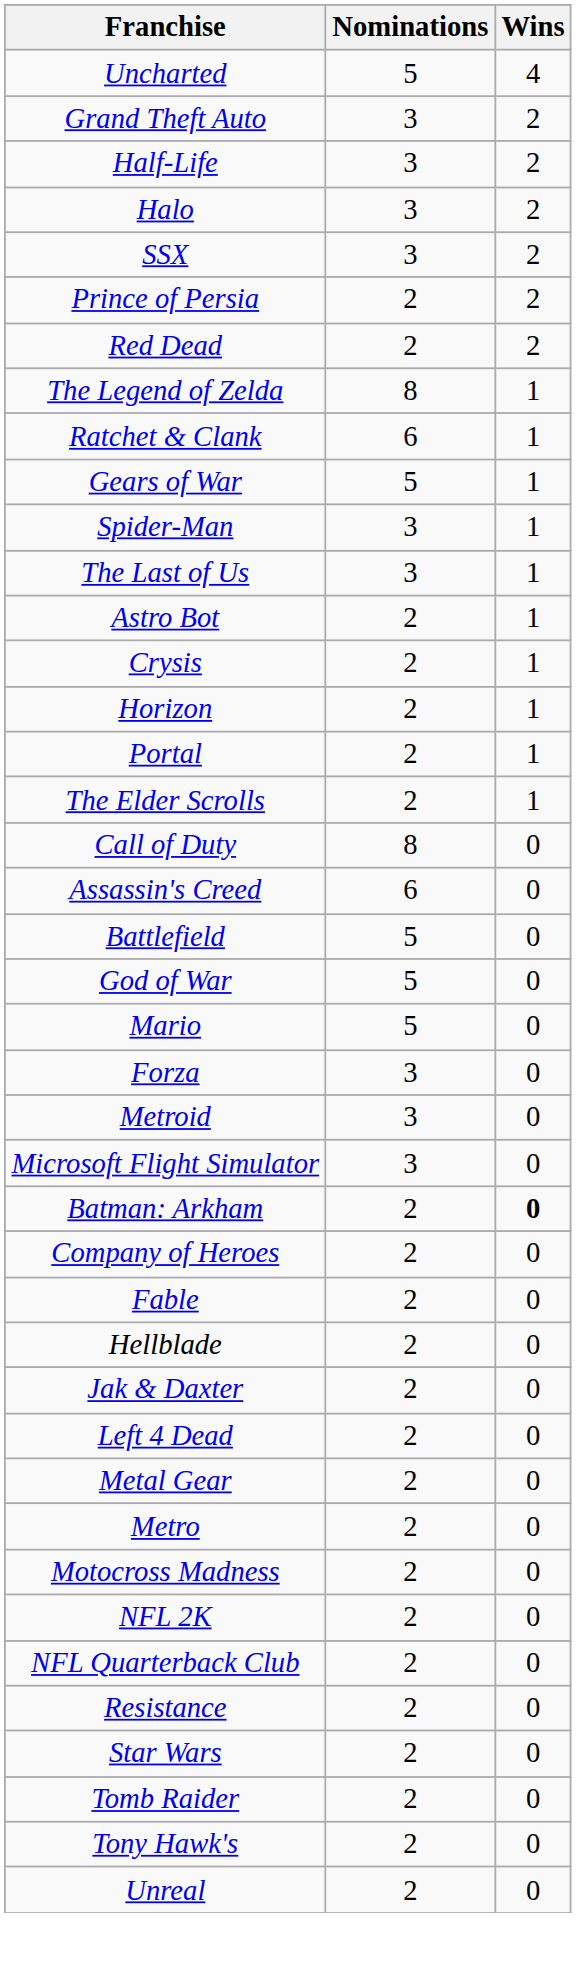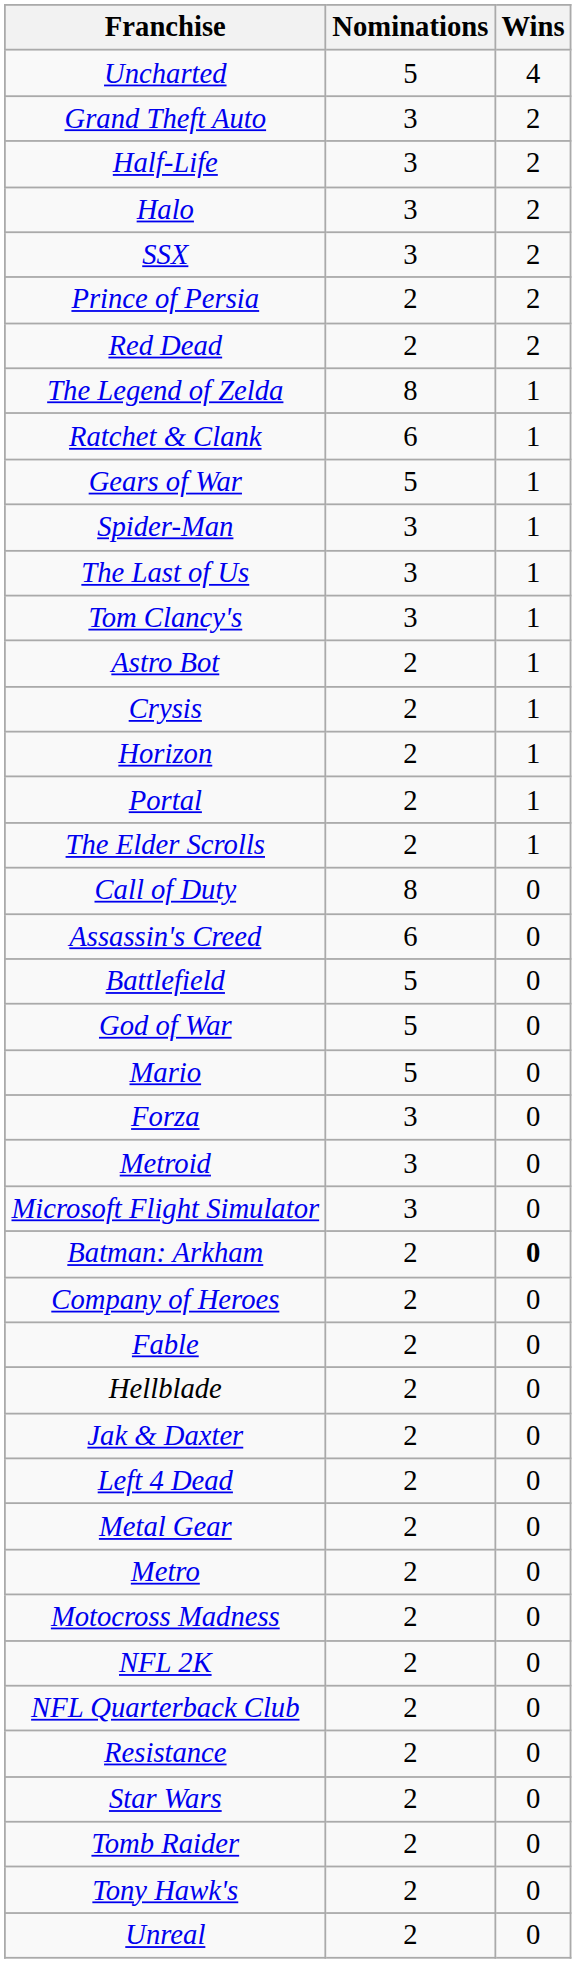+ row: (165, 617)
